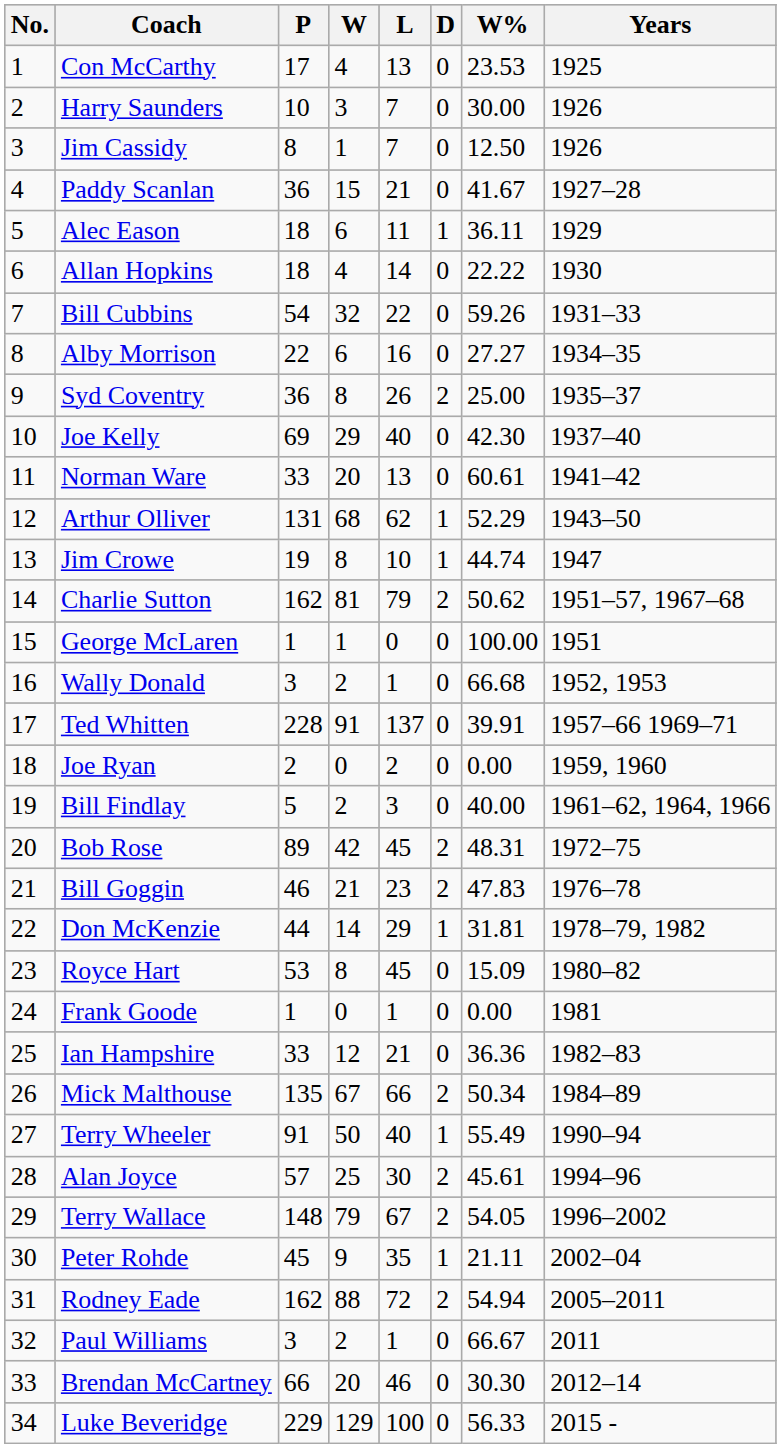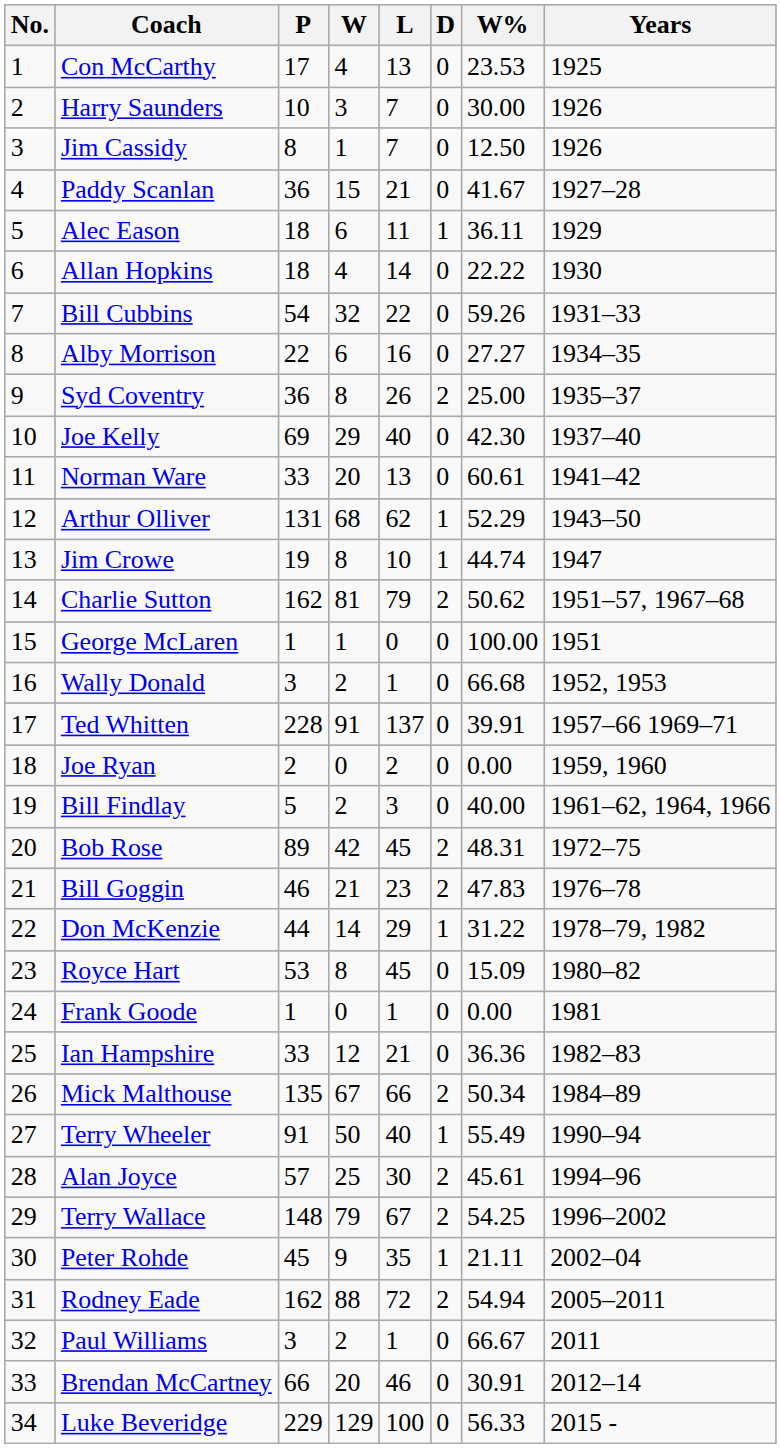(496, 929) 31.81 -> (496, 929) 31.22
(496, 1217) 54.05 -> (496, 1217) 54.25
(496, 1381) 30.30 -> (496, 1381) 30.91
